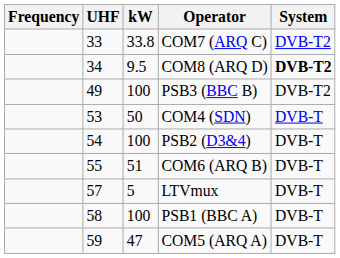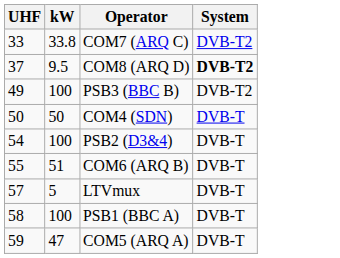- column: (44, 16)
(94, 66) 34 -> (16, 66) 37
(94, 116) 53 -> (16, 116) 50
